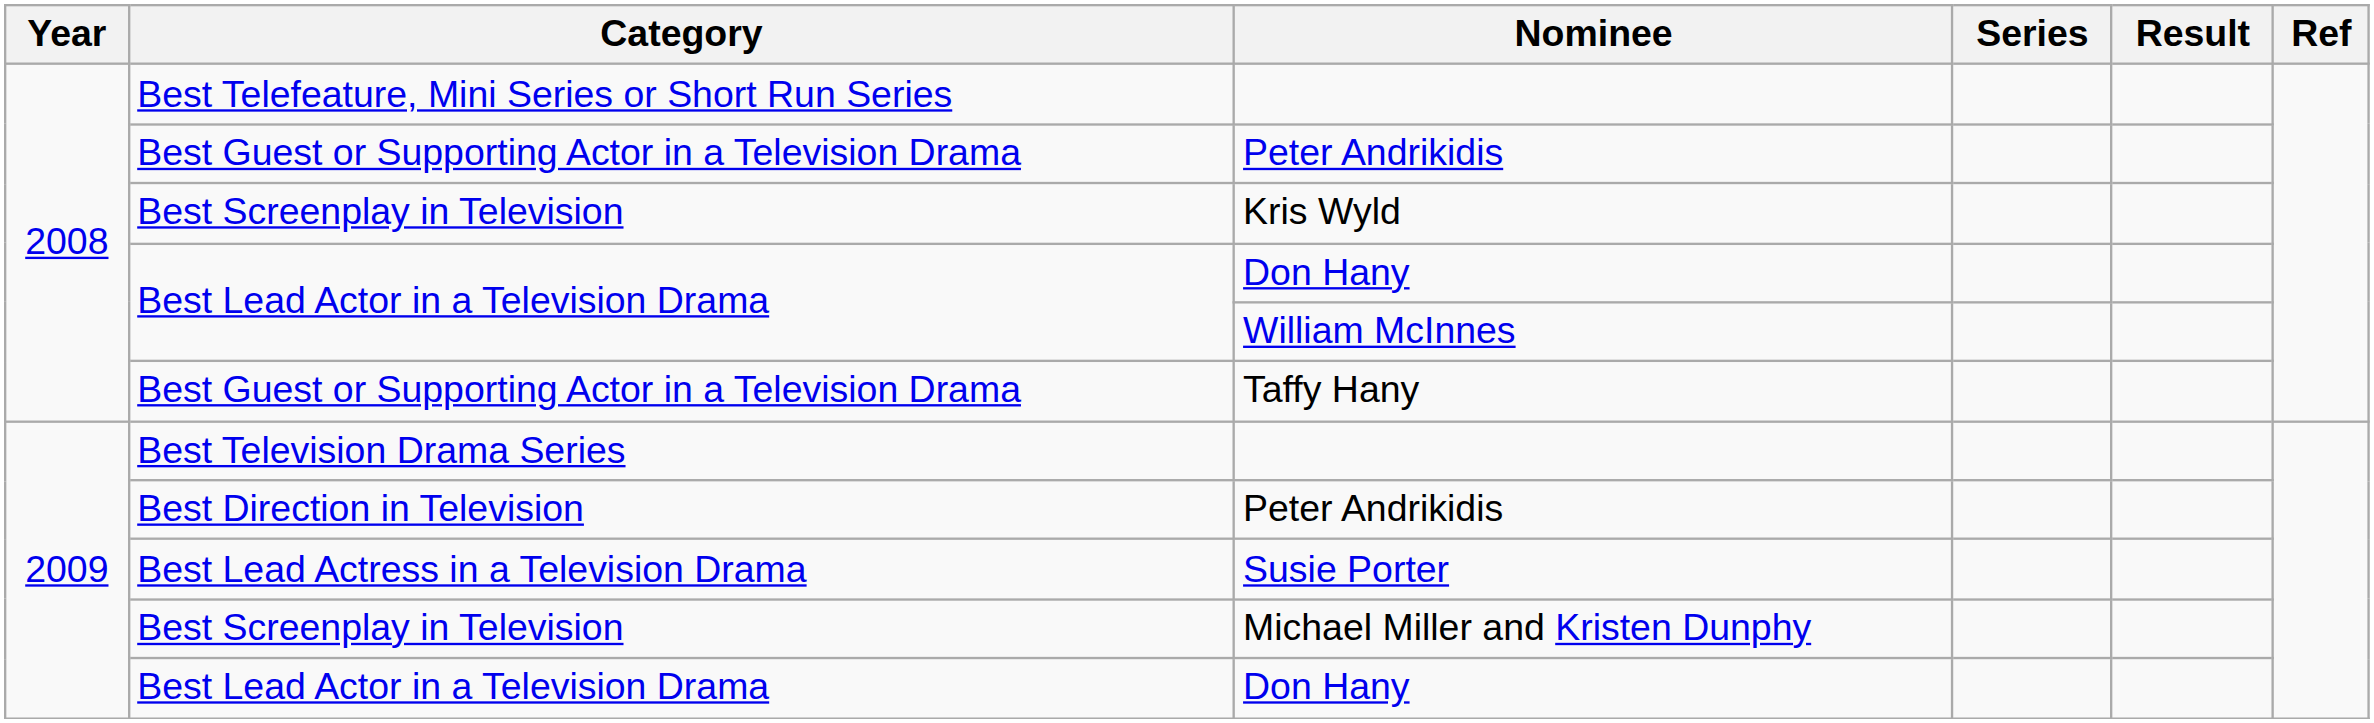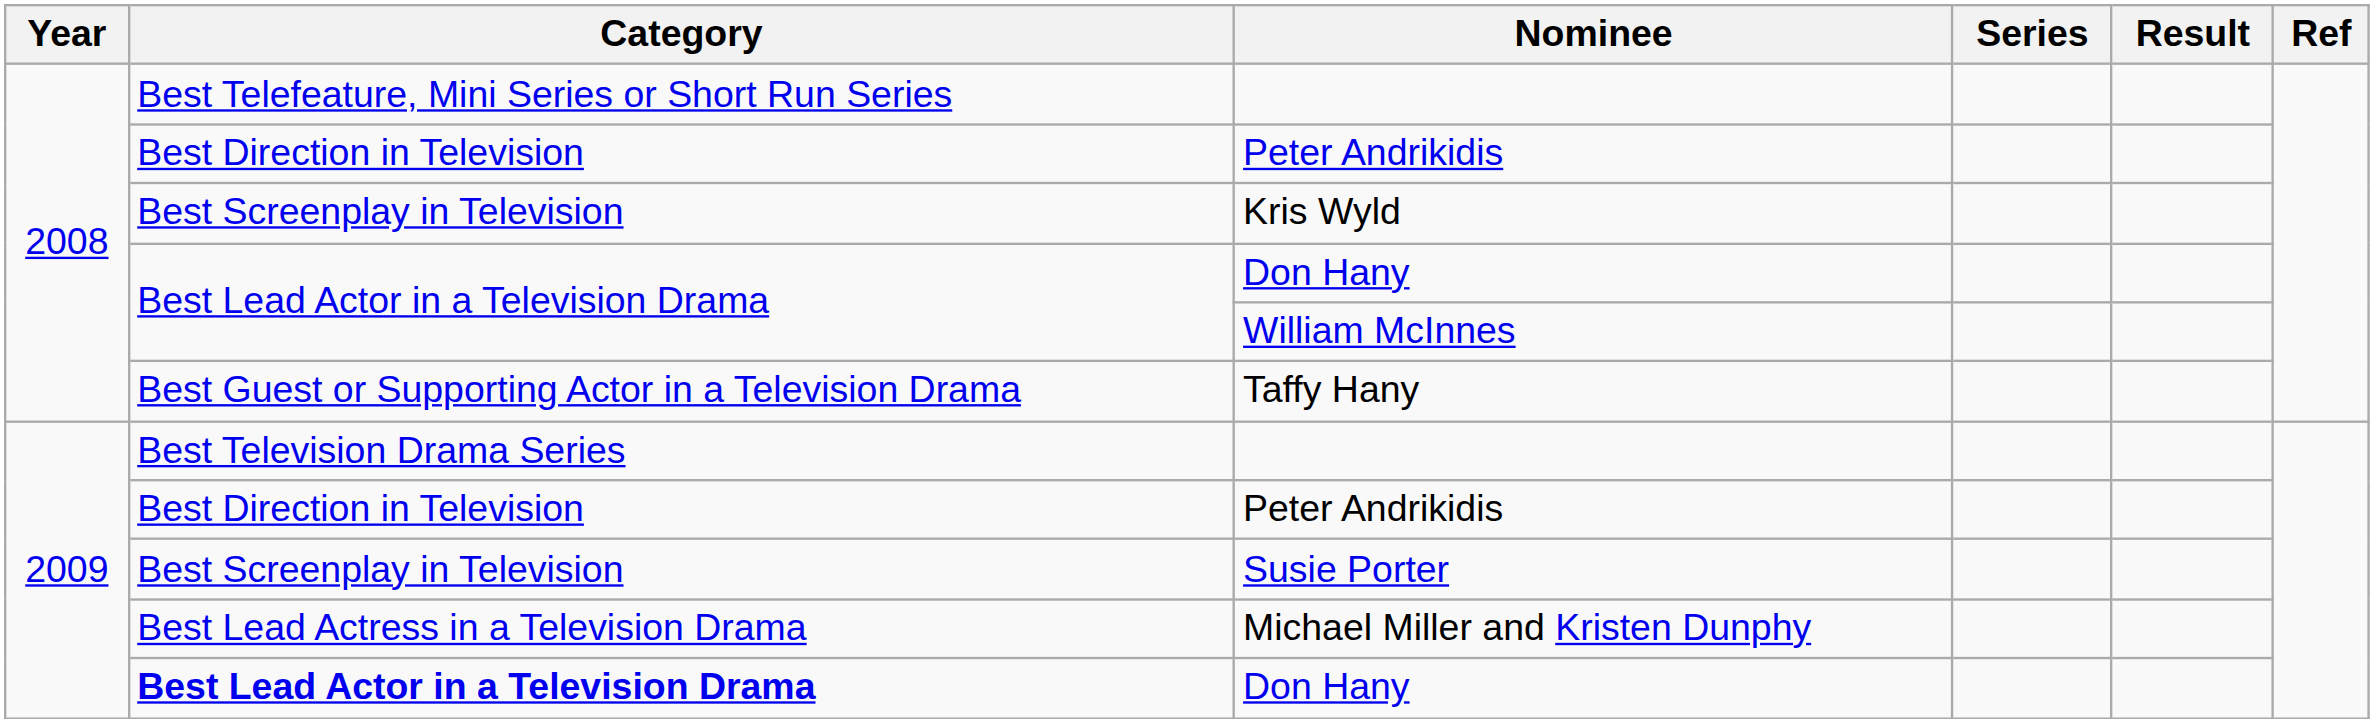(579, 152) Best Guest or Supporting Actor in a Television Drama -> (361, 152) Best Direction in Television
(472, 568) Best Lead Actress in a Television Drama -> (380, 568) Best Screenplay in Television
(380, 627) Best Screenplay in Television -> (472, 627) Best Lead Actress in a Television Drama
(453, 687) normal -> (476, 687) bold
